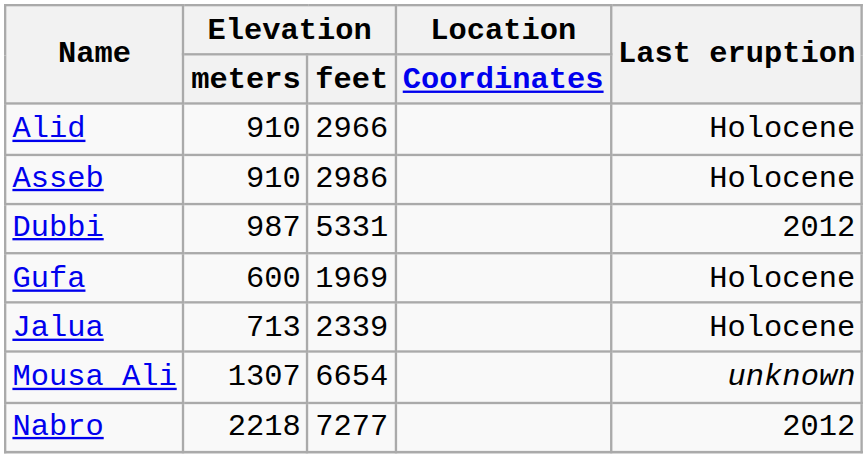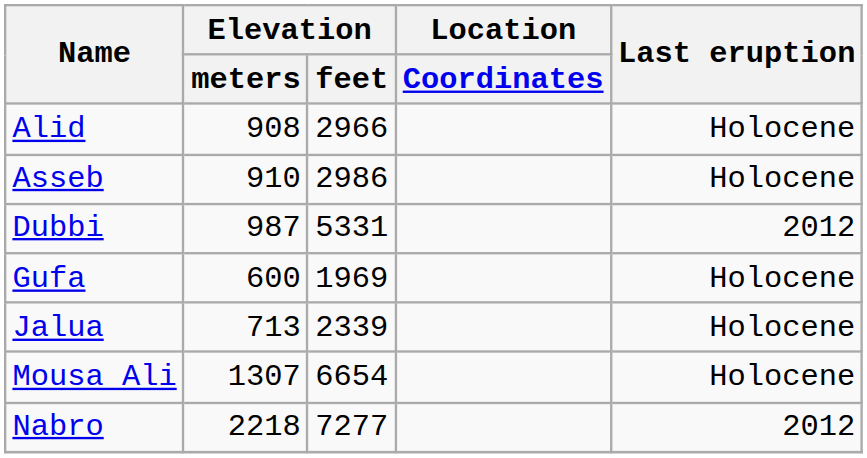(273, 129) 910 -> (273, 129) 908
(792, 377) unknown -> (782, 377) Holocene
